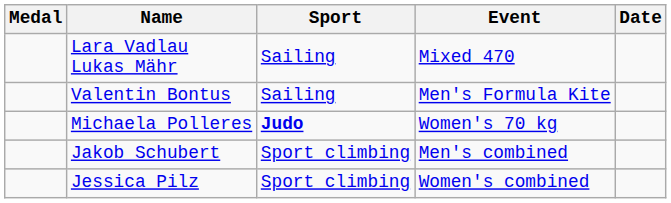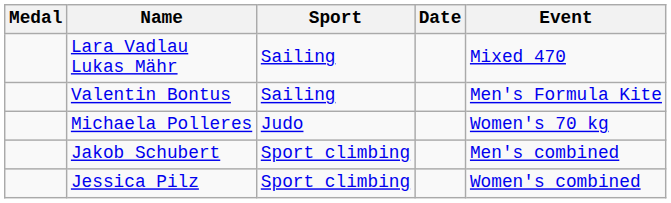columns swapped: (515, 19) <-> (641, 19)
(282, 126) bold -> (282, 126) normal
